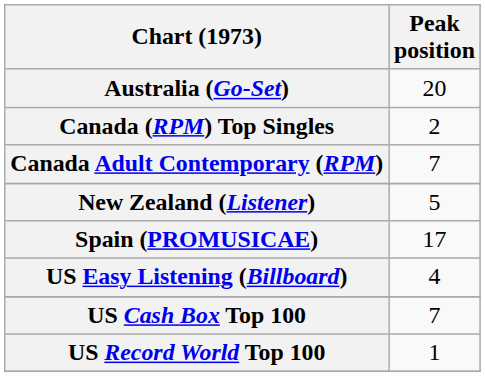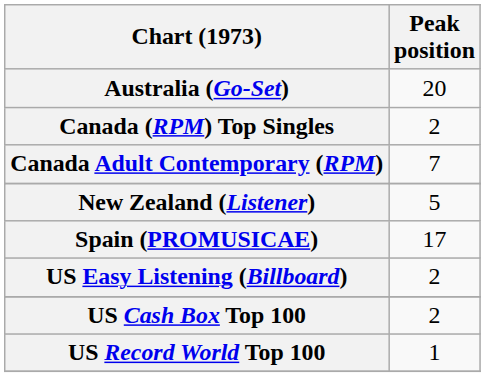(434, 277) 4 -> (434, 277) 2
(434, 314) 7 -> (434, 314) 2
